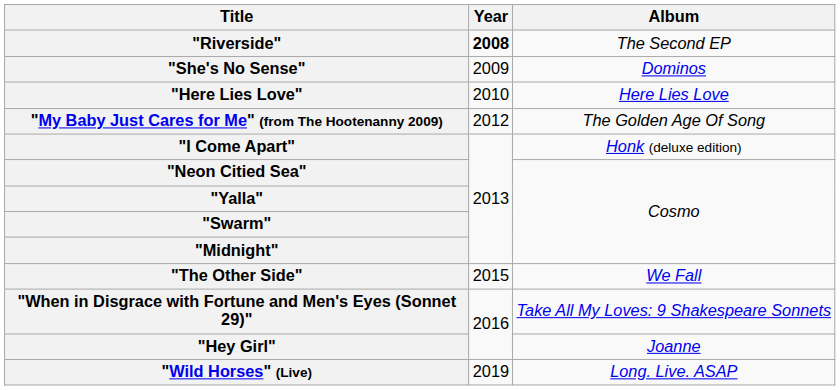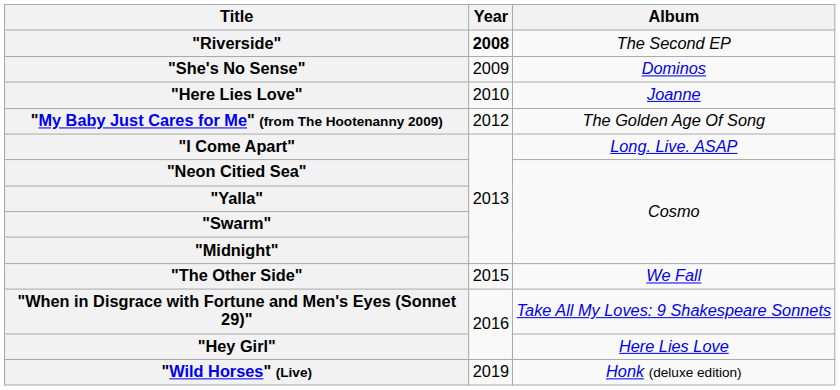(674, 95) Here Lies Love -> (674, 95) Joanne
(674, 146) Honk (deluxe edition) -> (674, 146) Long. Live. ASAP
(674, 346) Joanne -> (674, 346) Here Lies Love
(674, 372) Long. Live. ASAP -> (674, 372) Honk (deluxe edition)
